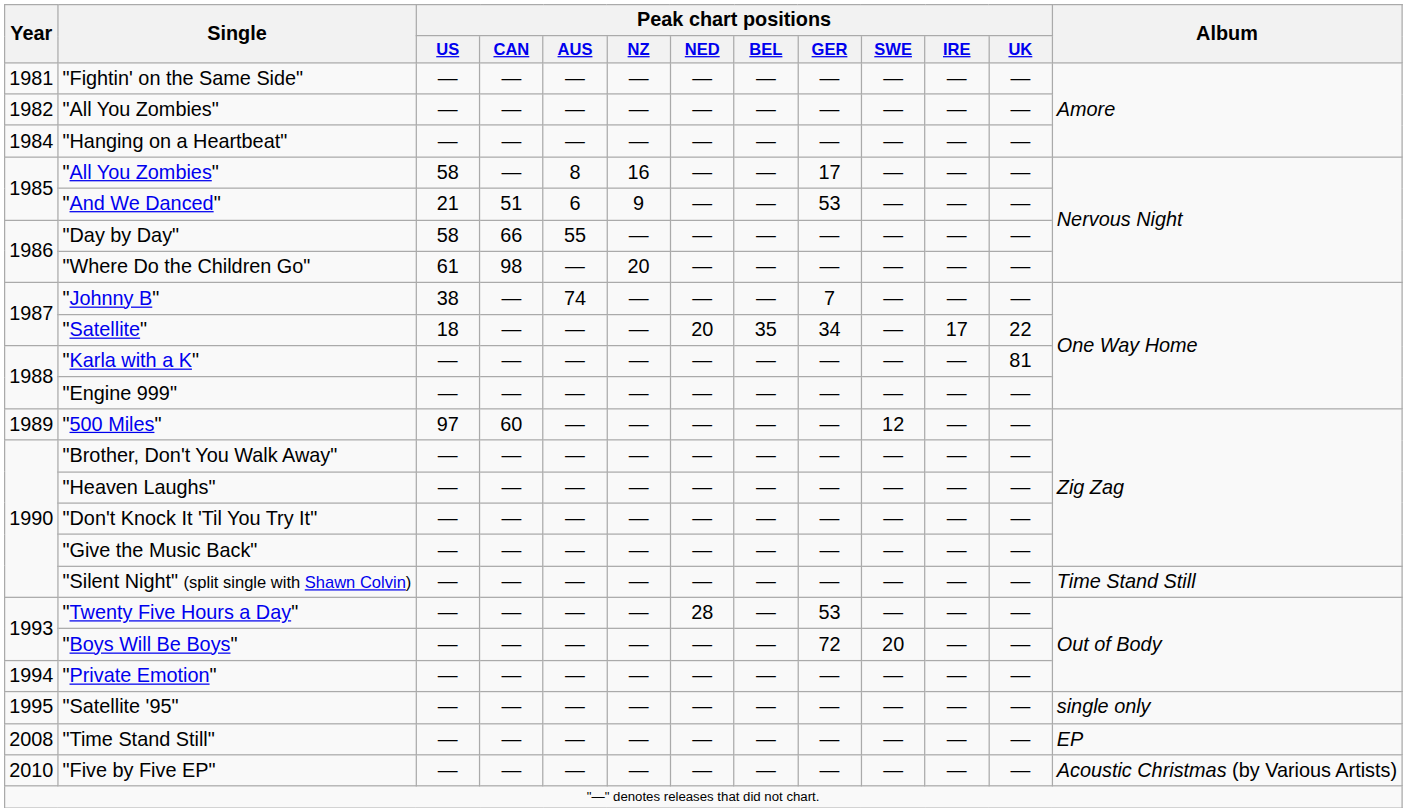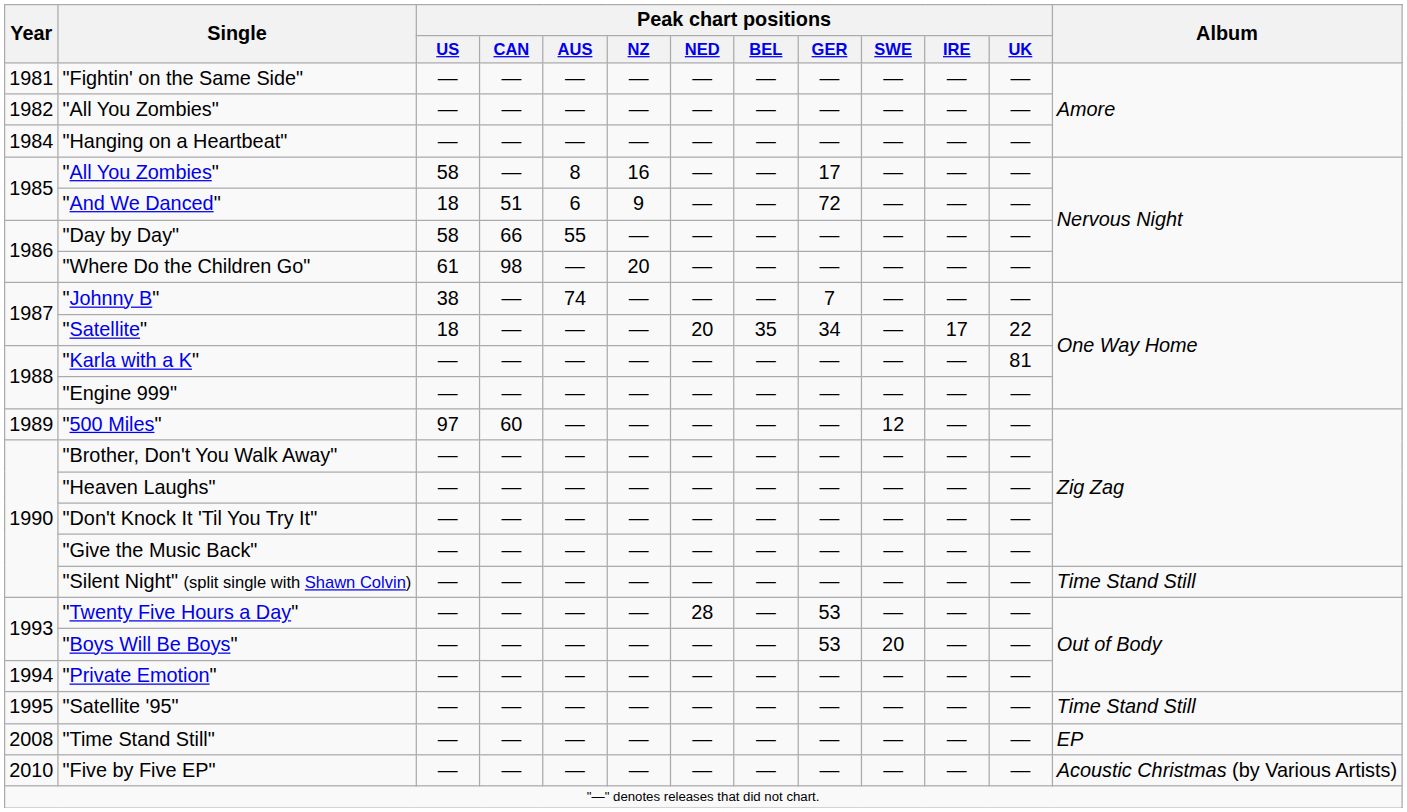(448, 203) 21 -> (448, 203) 18
(830, 203) 53 -> (830, 203) 72
(830, 644) 72 -> (830, 644) 53
(1104, 707) single only -> (1126, 707) Time Stand Still
